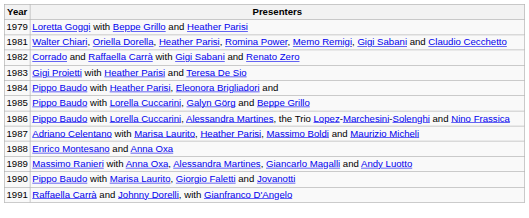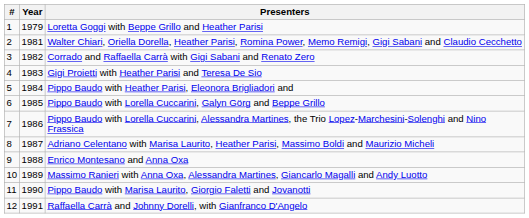+ column: (12, 12)
